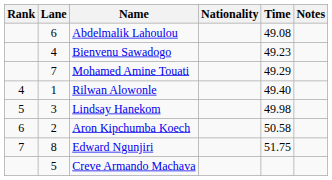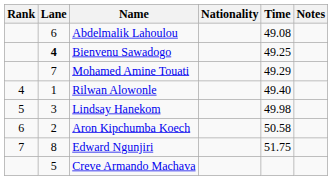(54, 52) normal -> (54, 52) bold
(277, 52) 49.23 -> (277, 52) 49.25
